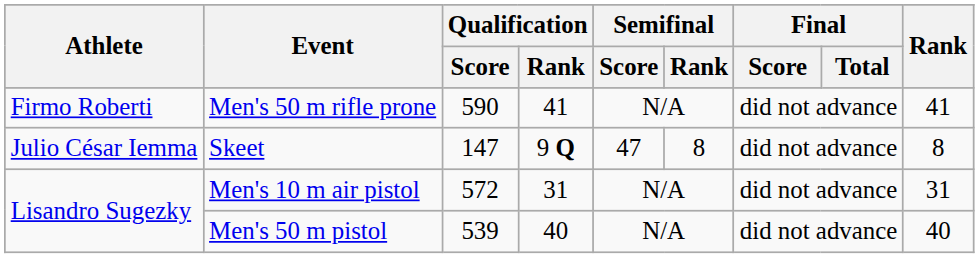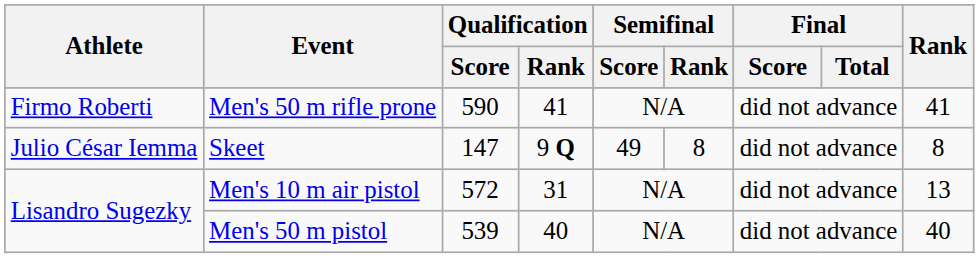(629, 148) 47 -> (629, 148) 49
(938, 189) 31 -> (938, 189) 13
